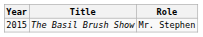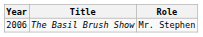(17, 25) 2015 -> (17, 25) 2006
